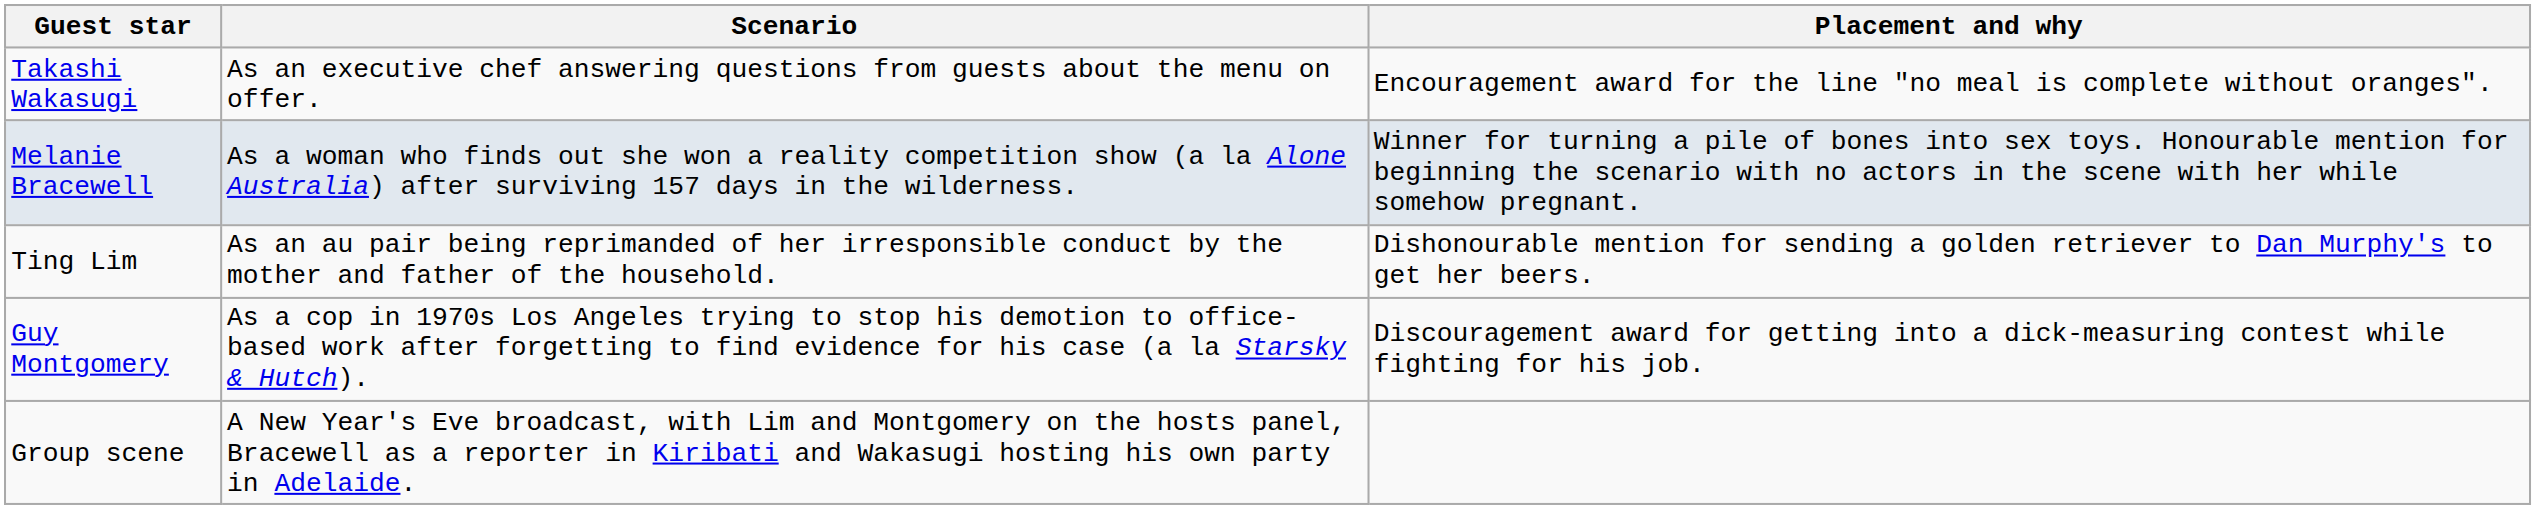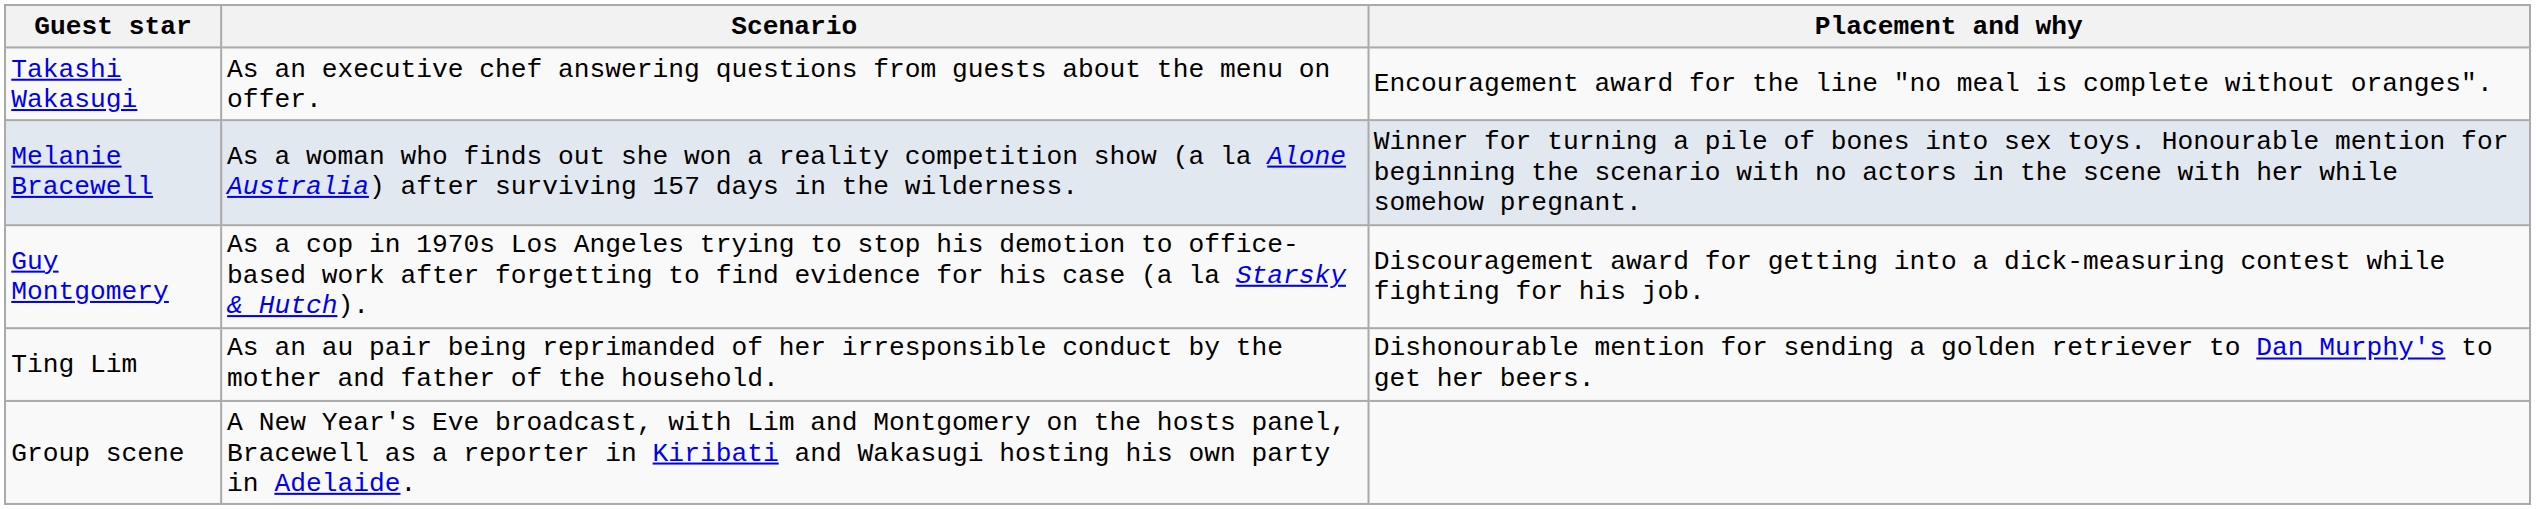rows swapped: (74, 261) <-> (90, 349)
